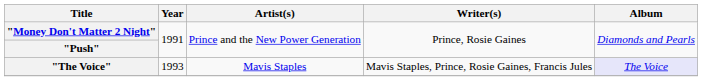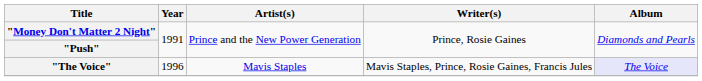(172, 66) 1993 -> (172, 66) 1996
